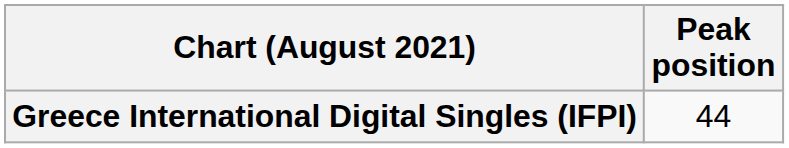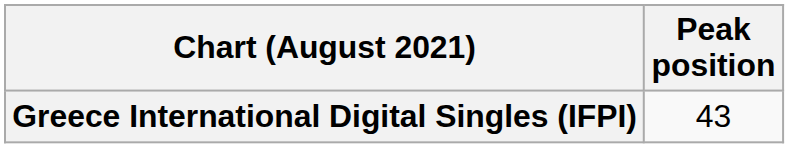(713, 116) 44 -> (713, 116) 43
